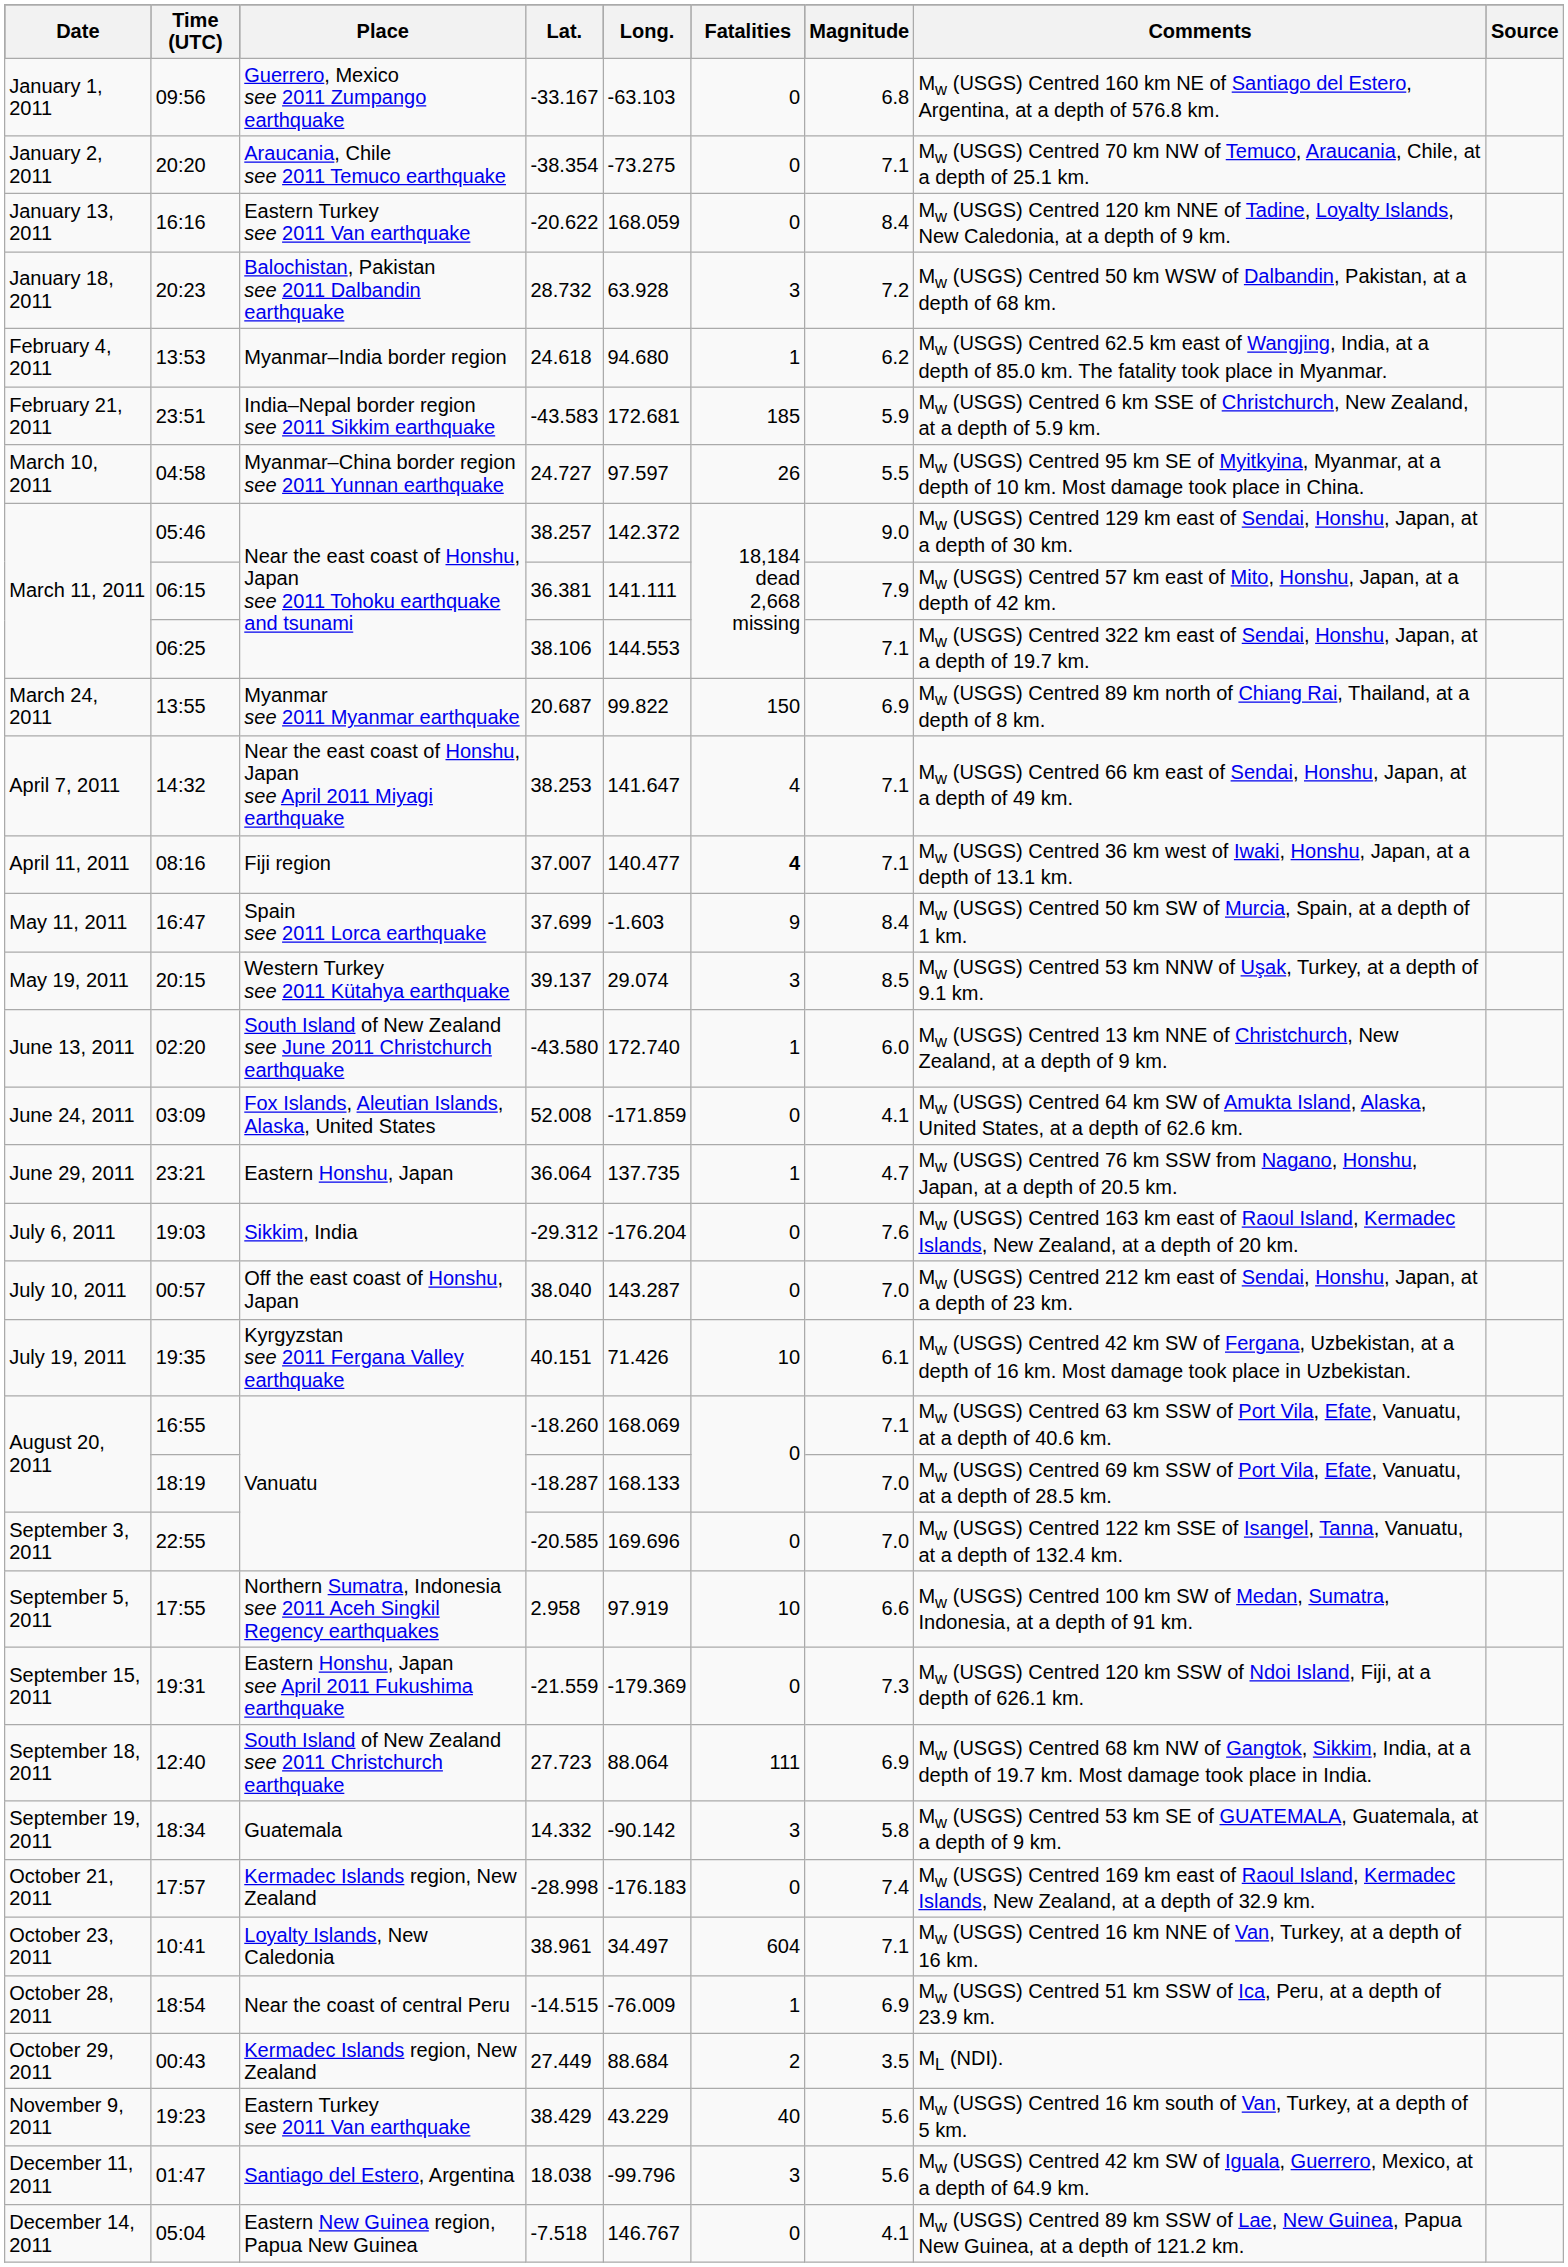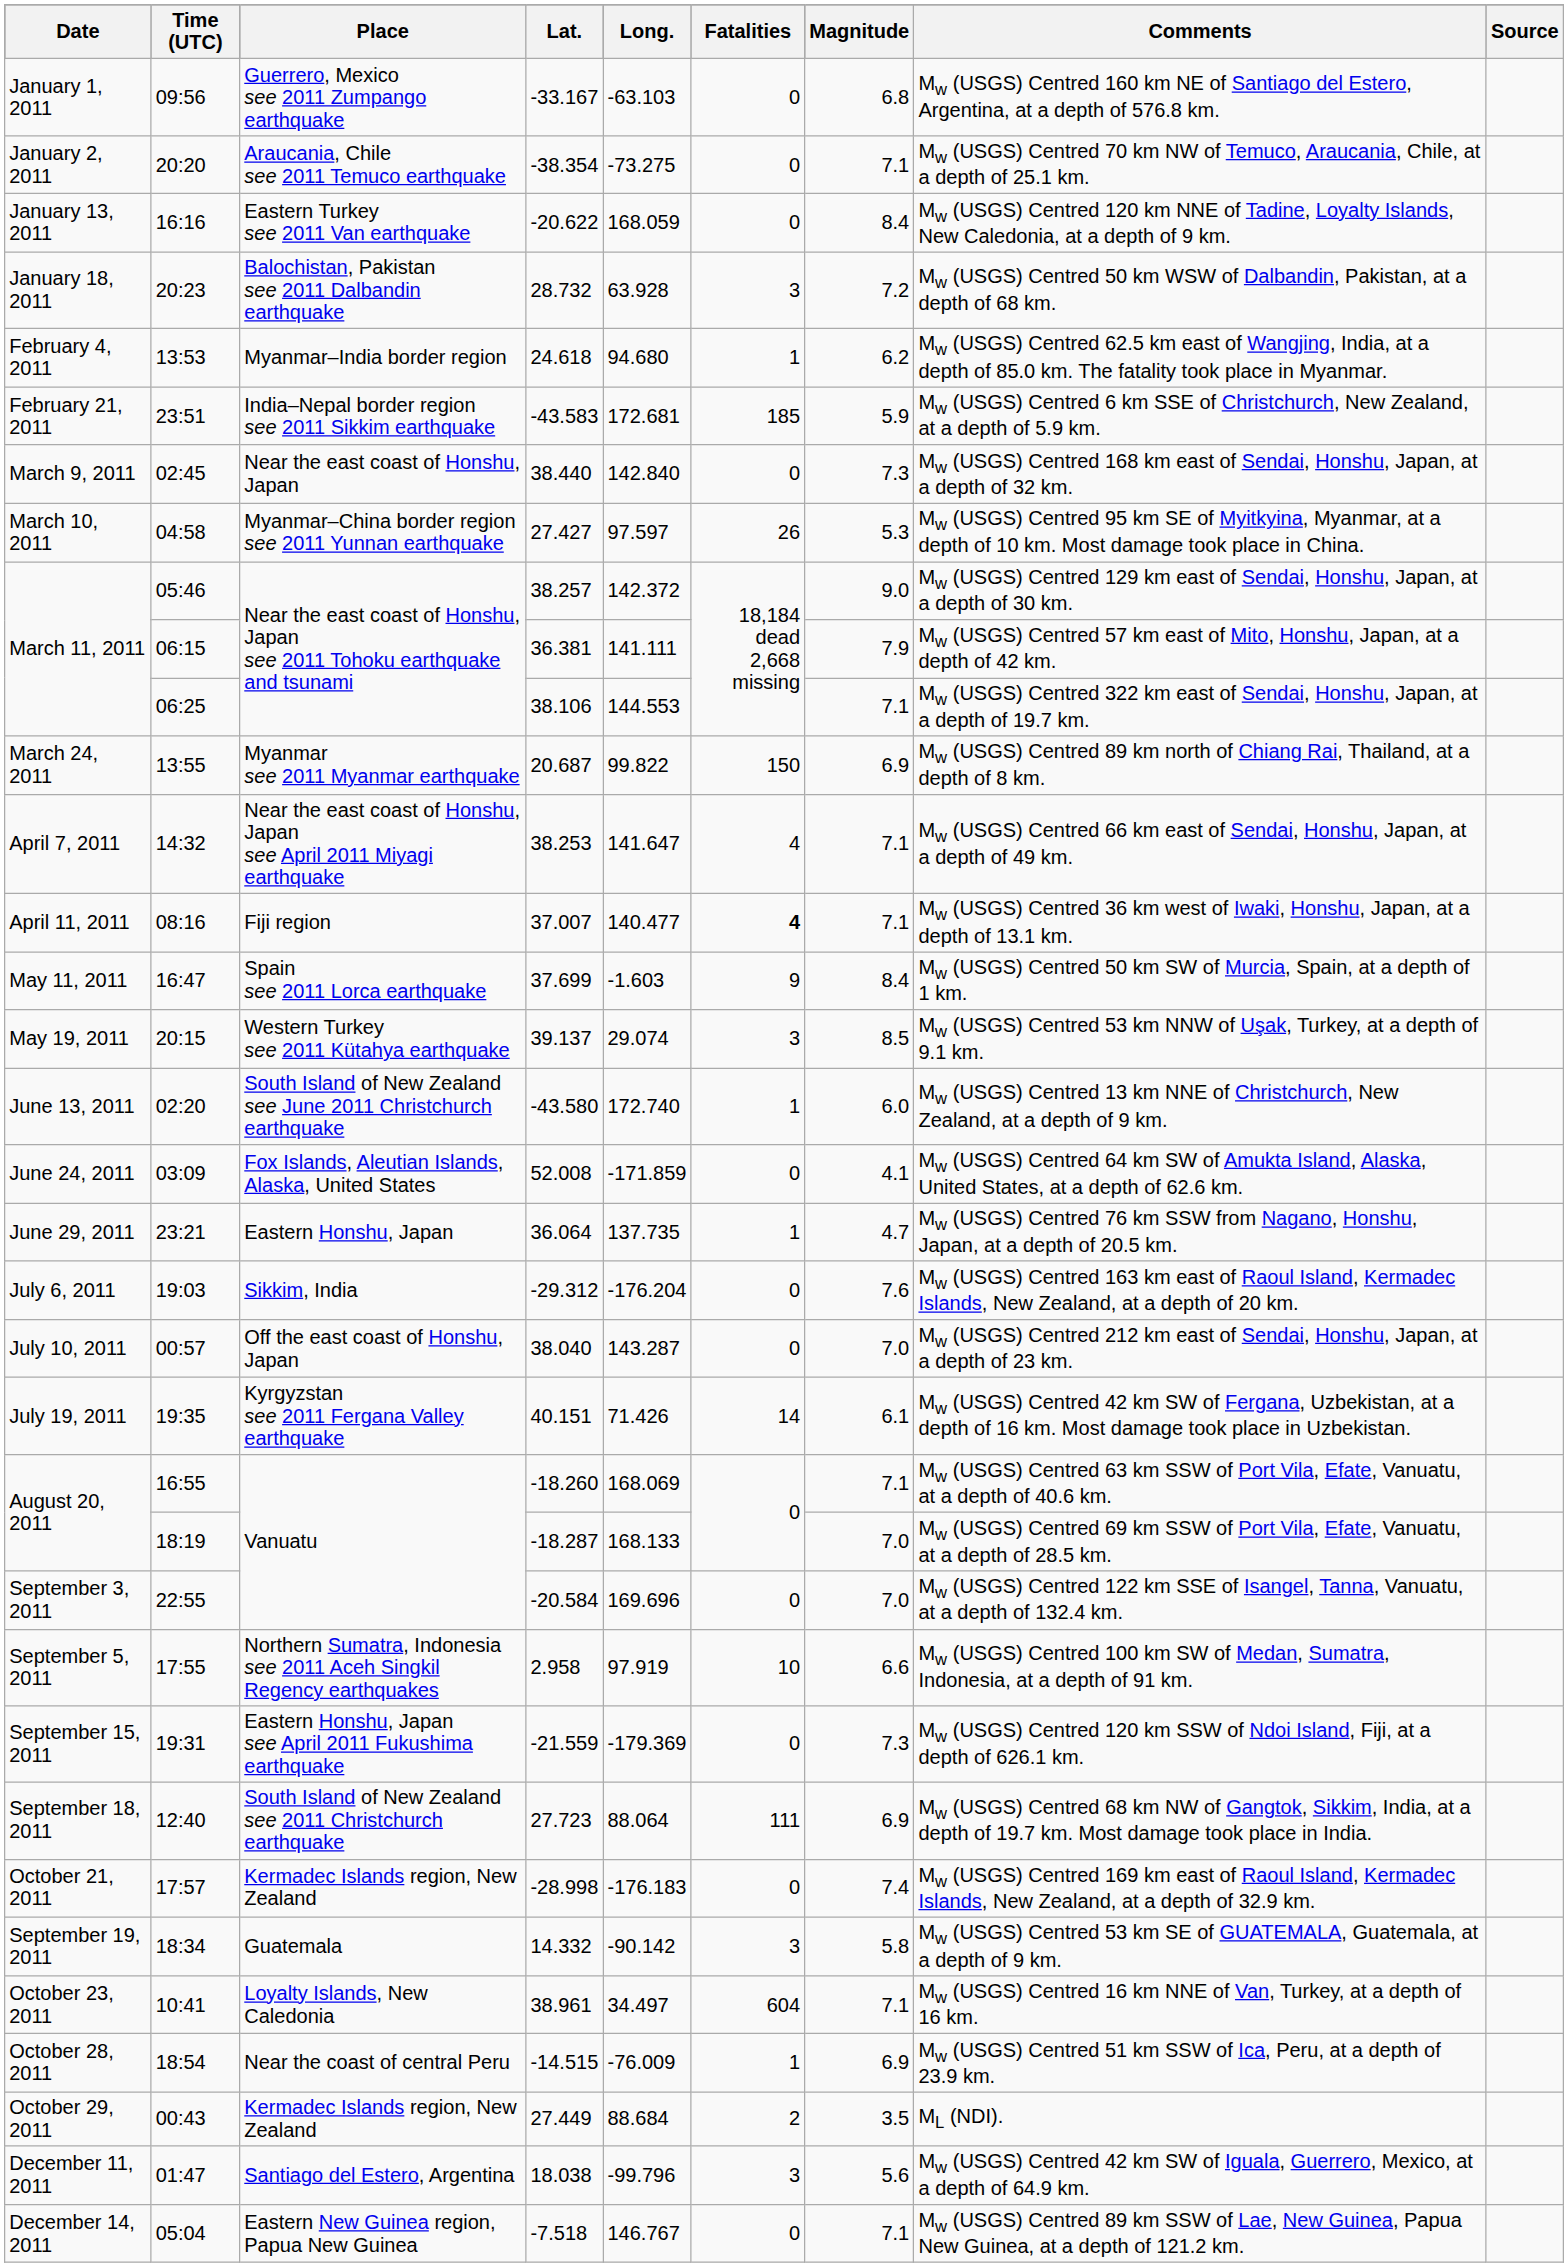+ row: (72, 474)
(561, 474) 24.727 -> (561, 532) 27.427
(895, 474) 5.5 -> (895, 532) 5.3
(789, 1357) 10 -> (789, 1415) 14
(564, 1541) -20.585 -> (564, 1599) -20.584
rows swapped: (75, 1829) <-> (61, 1888)
- row: (66, 2116)
(895, 2233) 4.1 -> (895, 2233) 7.1
